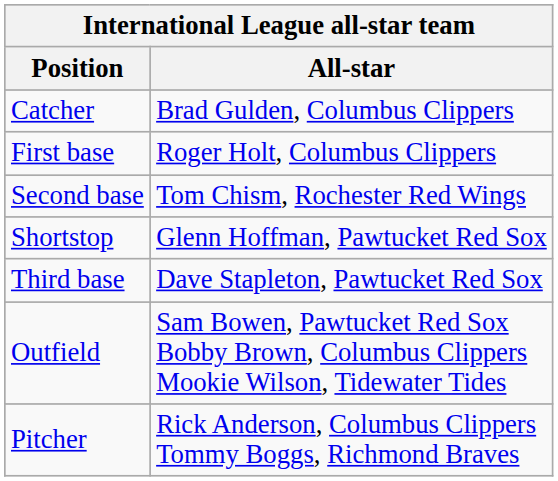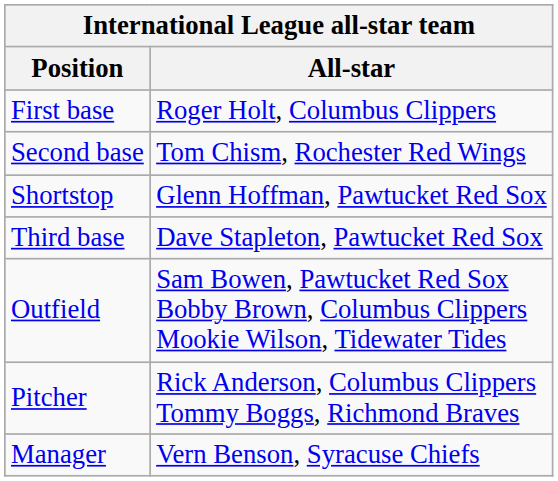- row: (53, 110)
+ row: (58, 454)
